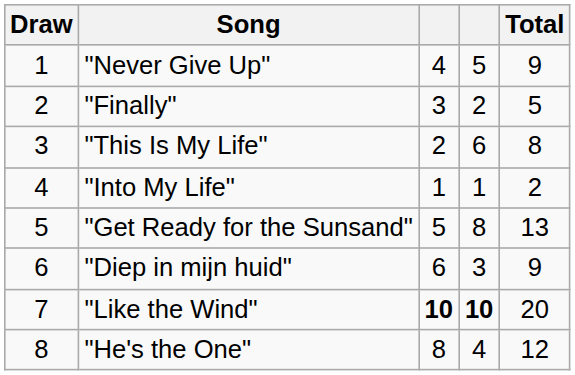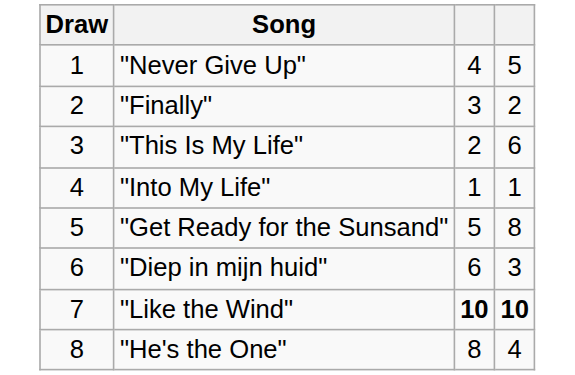- column: (535, 24)
